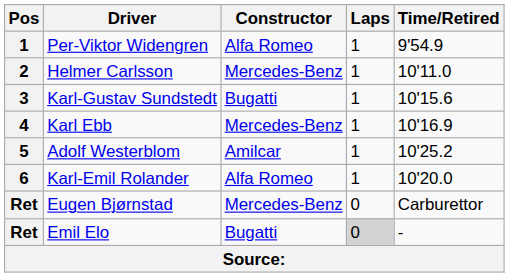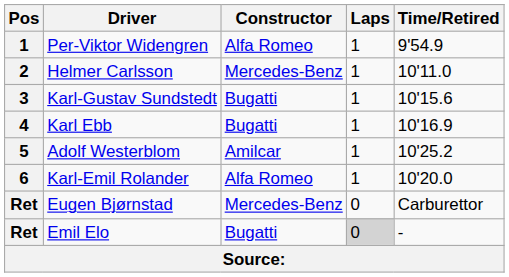(284, 125) Mercedes-Benz -> (251, 125) Bugatti
